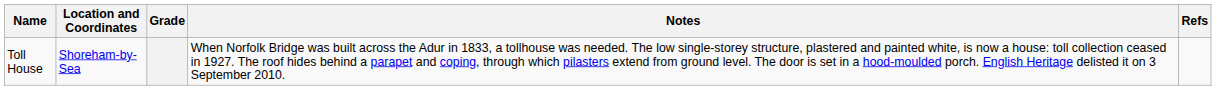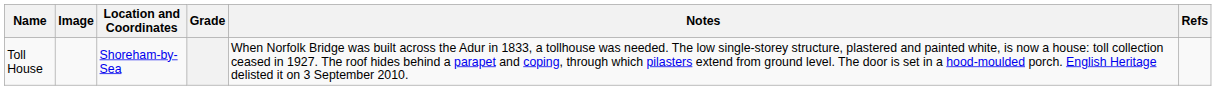+ column: (76, 21)
